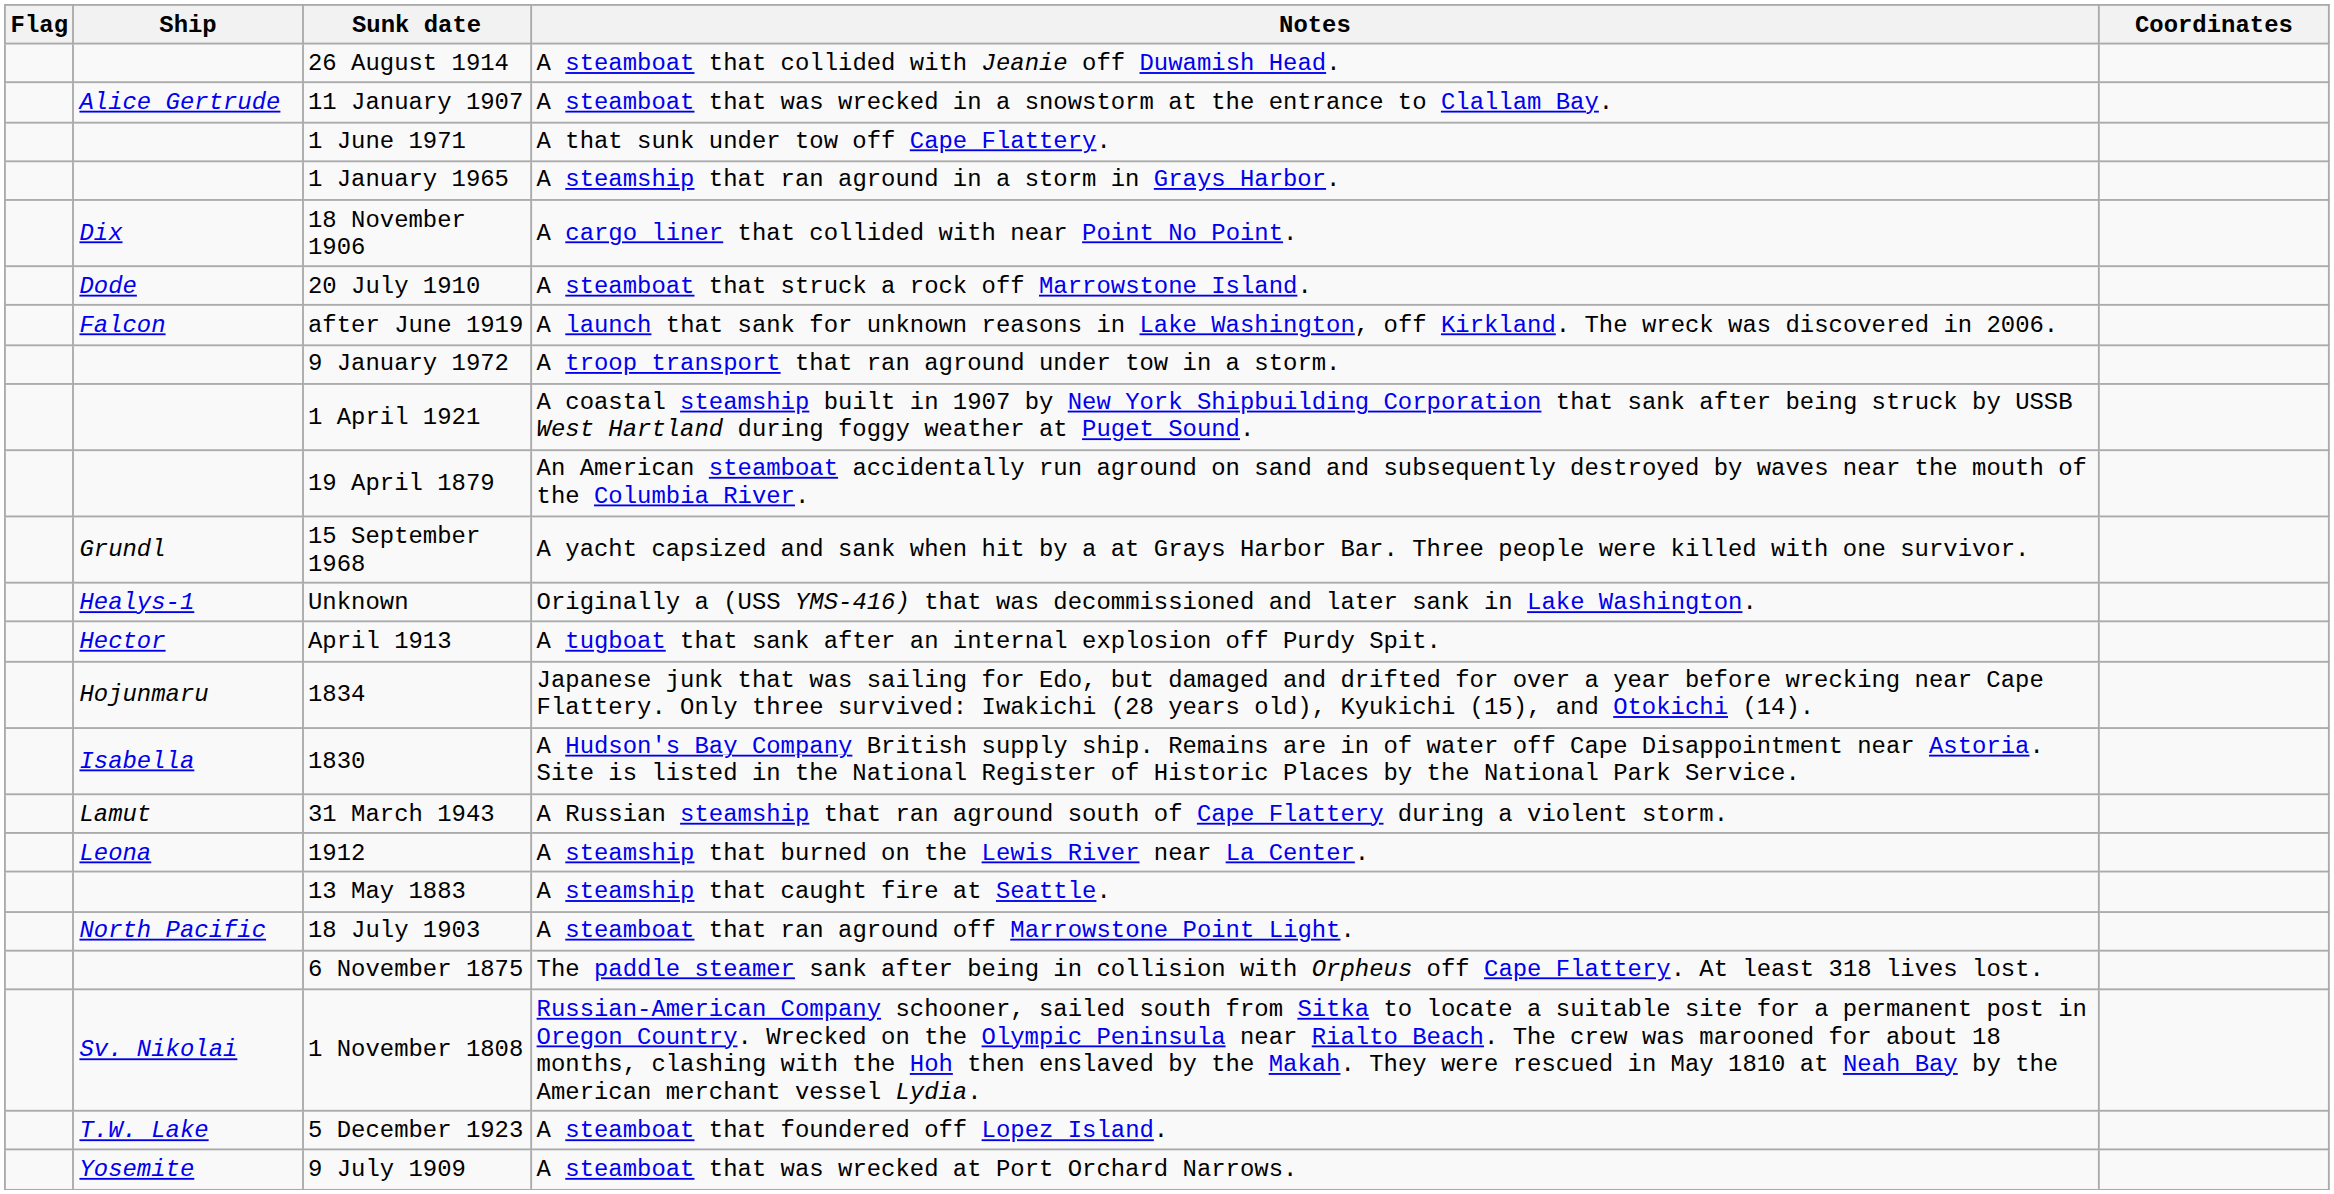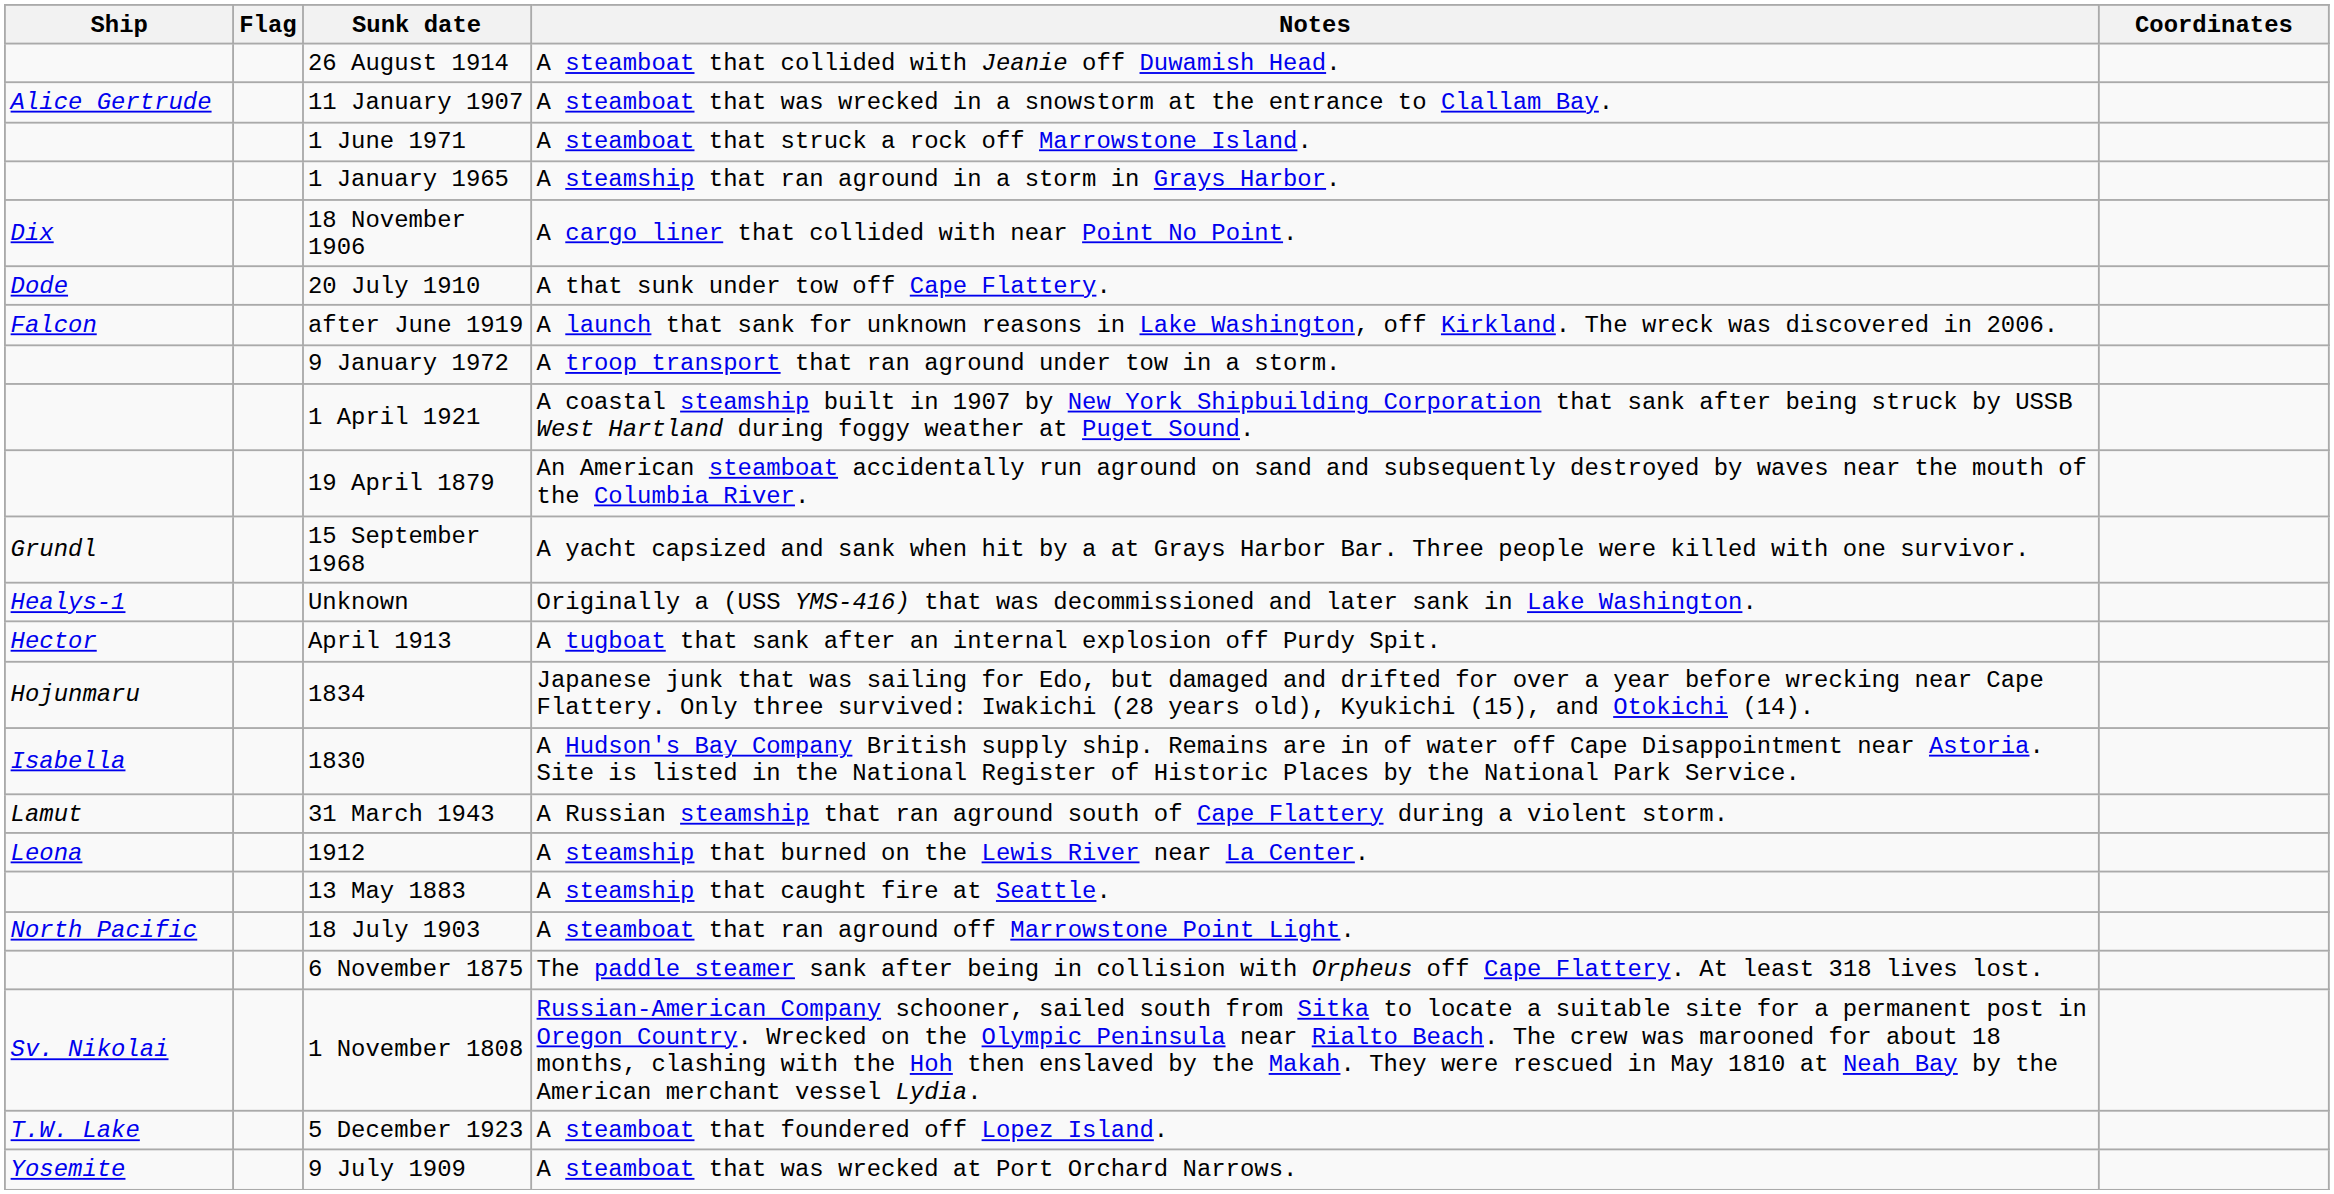columns swapped: (188, 24) <-> (39, 24)
(824, 141) A that sunk under tow off Cape Flattery. -> (924, 141) A steamboat that struck a rock off Marrowstone Island.
(924, 286) A steamboat that struck a rock off Marrowstone Island. -> (824, 286) A that sunk under tow off Cape Flattery.
